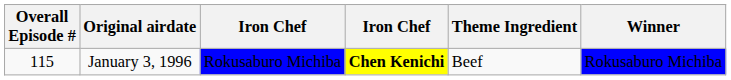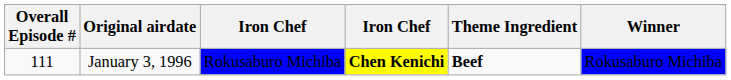(42, 61) 115 -> (42, 61) 111
(467, 61) normal -> (467, 61) bold
